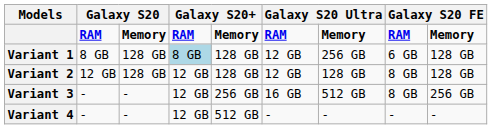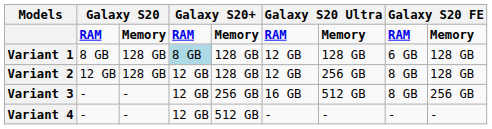(344, 54) 256 GB -> (344, 54) 128 GB
(344, 74) 128 GB -> (344, 74) 256 GB
